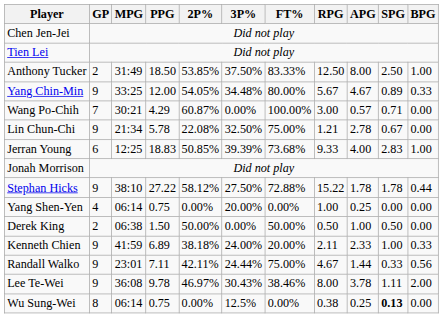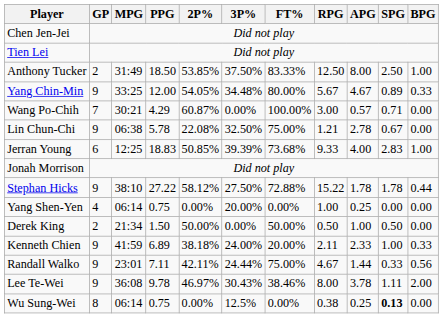(129, 129) 21:34 -> (129, 129) 06:38
(129, 226) 06:38 -> (129, 226) 21:34
